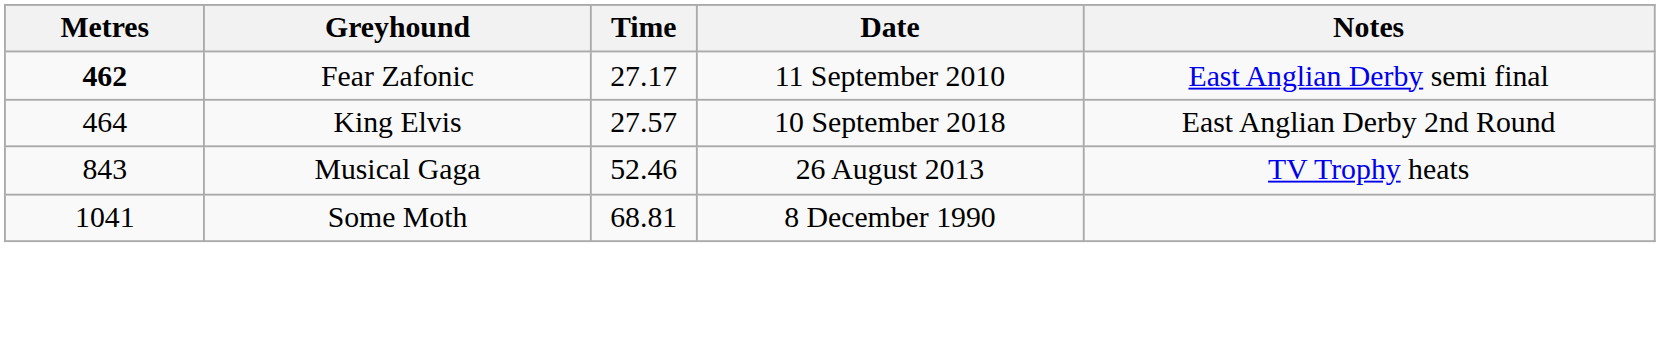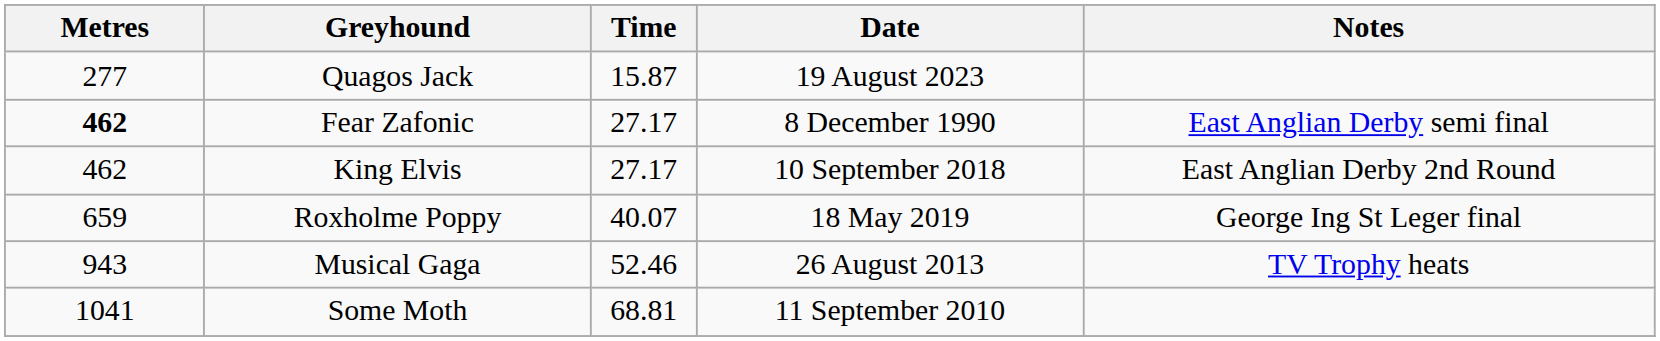+ row: (398, 75)
(890, 75) 11 September 2010 -> (890, 122) 8 December 1990
(105, 122) 464 -> (105, 169) 462
(644, 122) 27.57 -> (644, 169) 27.17
+ row: (398, 216)
(105, 169) 843 -> (105, 264) 943
(890, 216) 8 December 1990 -> (890, 311) 11 September 2010
